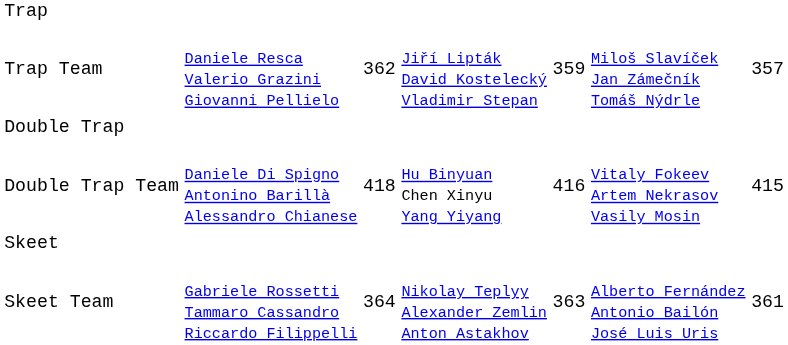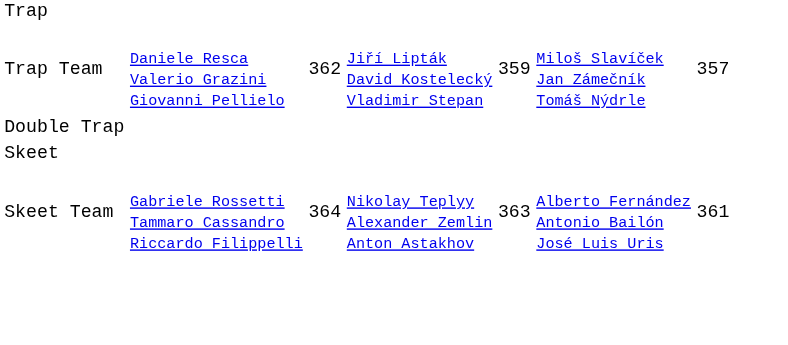- row: (92, 185)
